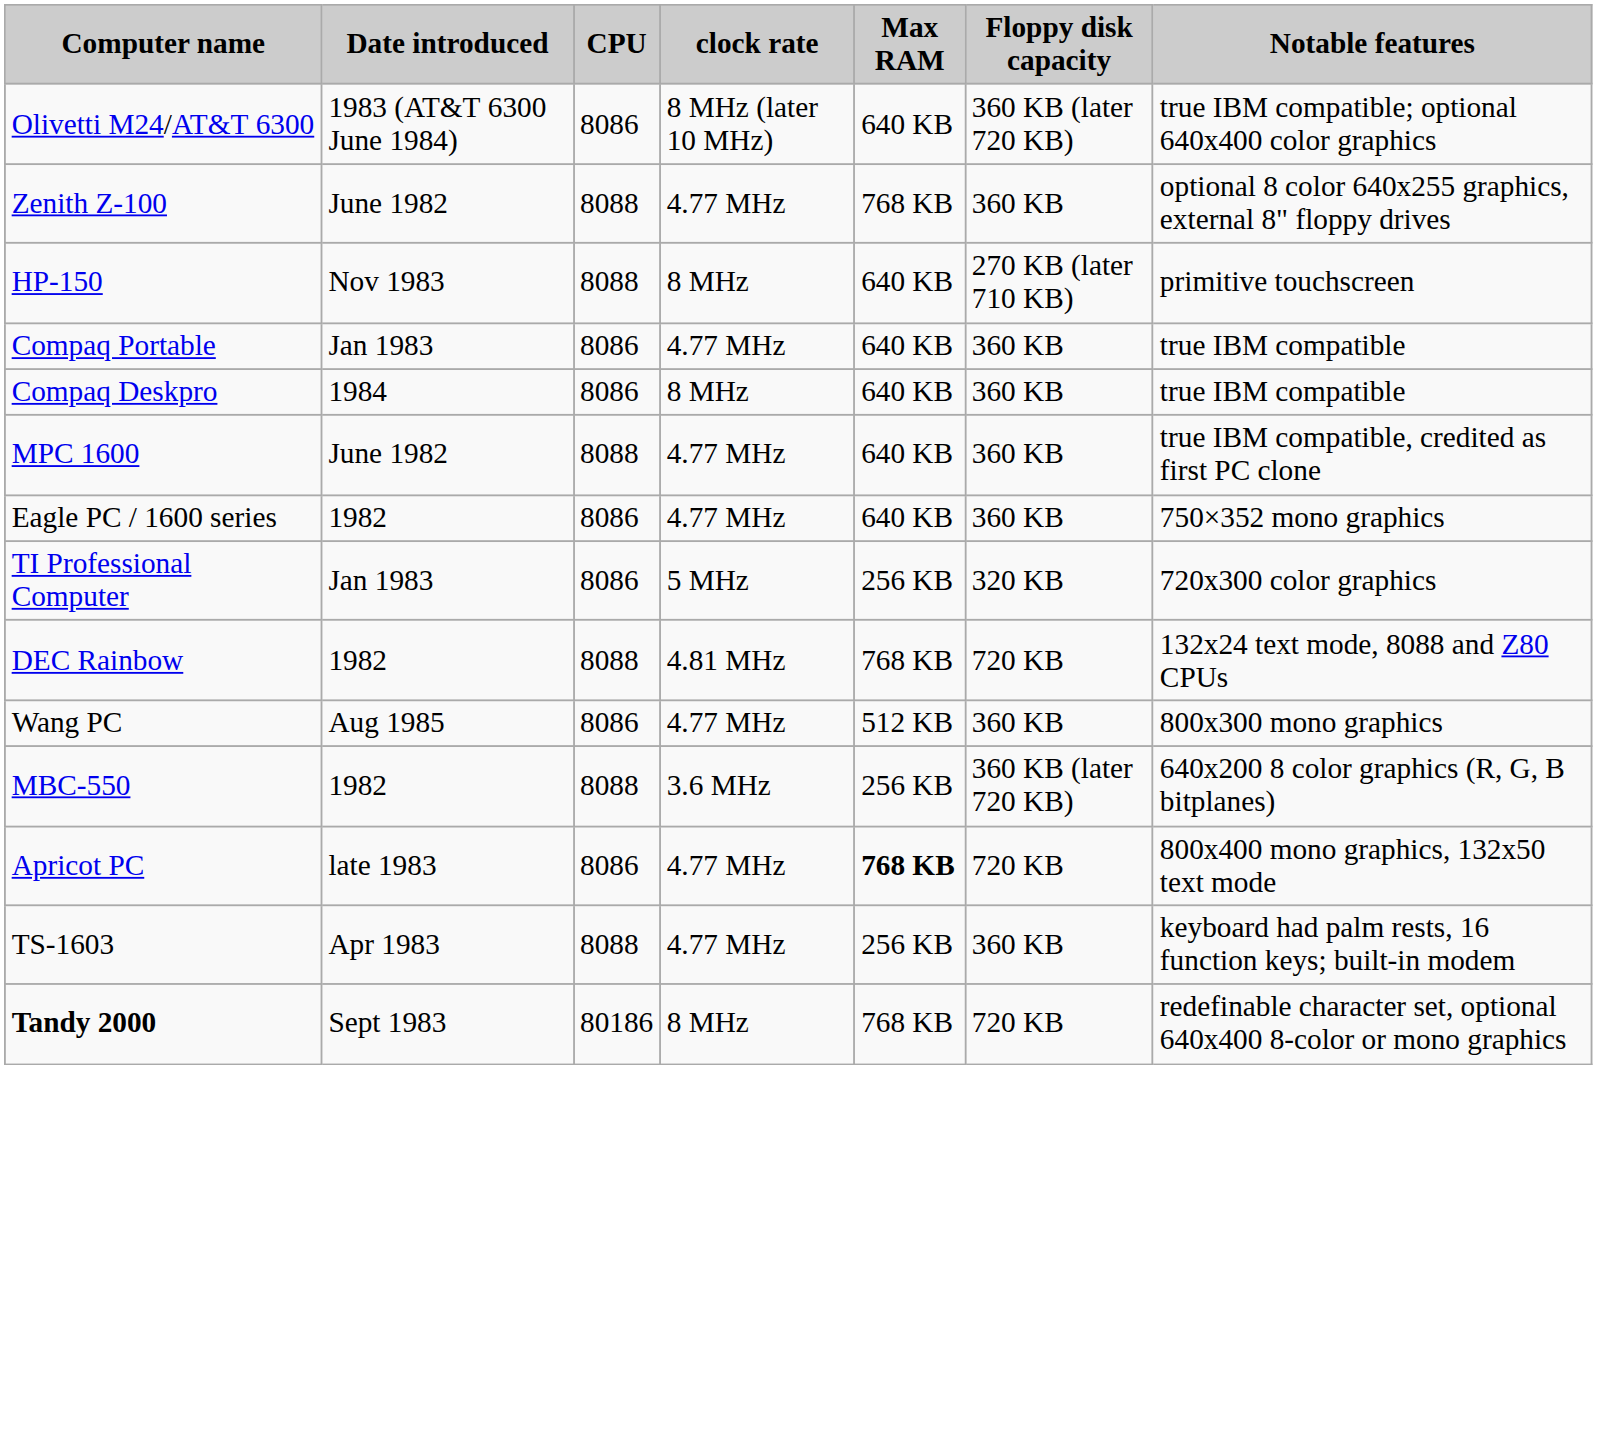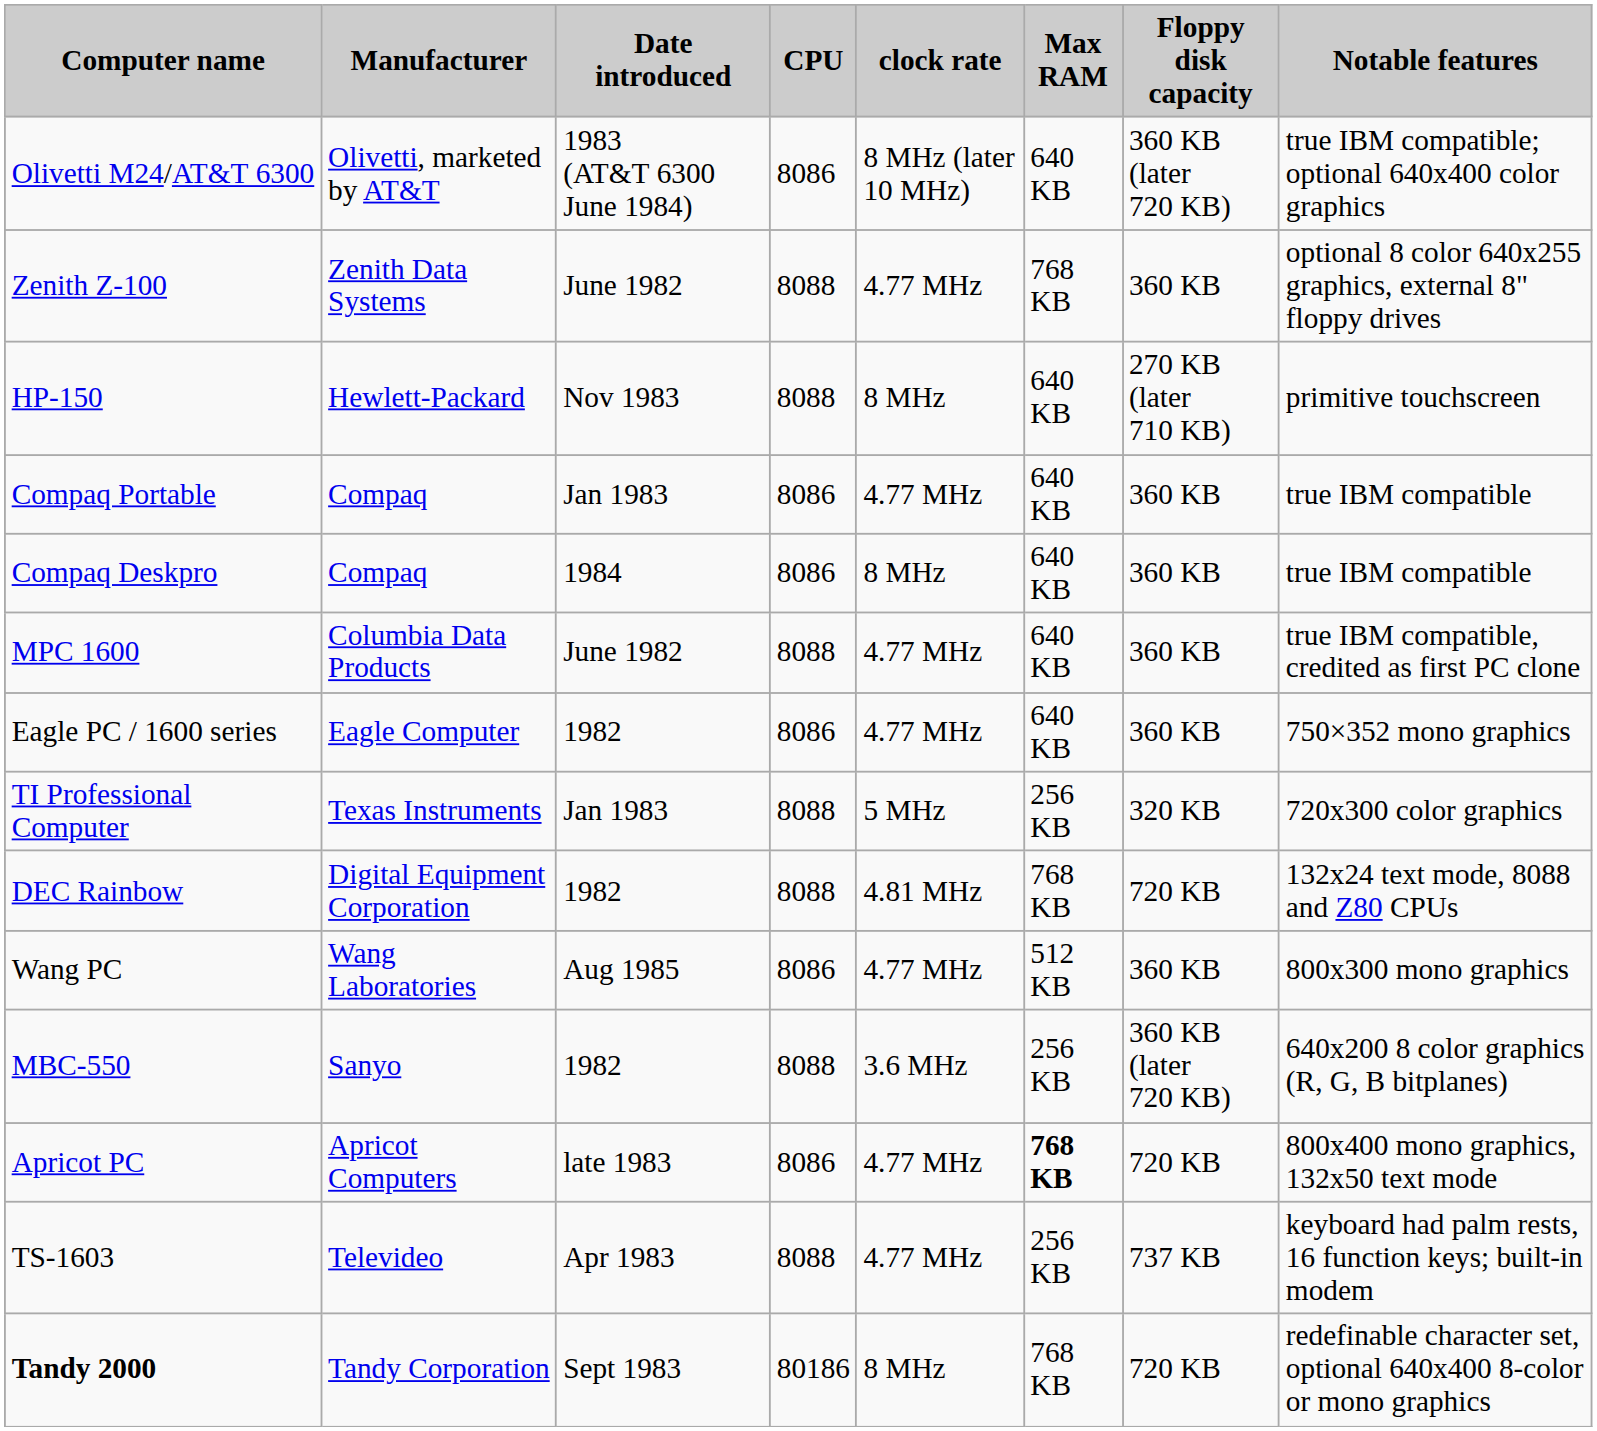+ column: (439, 60)
(609, 580) 8086 -> (806, 810) 8088
(1018, 944) 360 KB -> (1175, 1257) 737 KB
